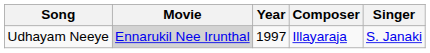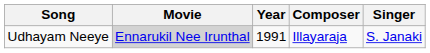(271, 36) 1997 -> (271, 36) 1991
